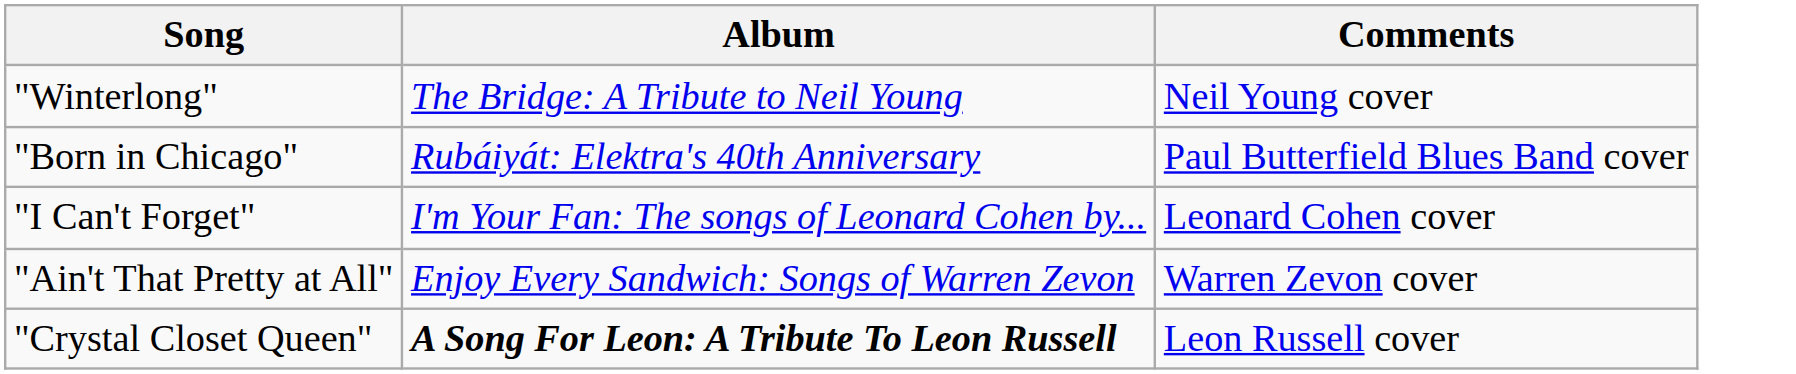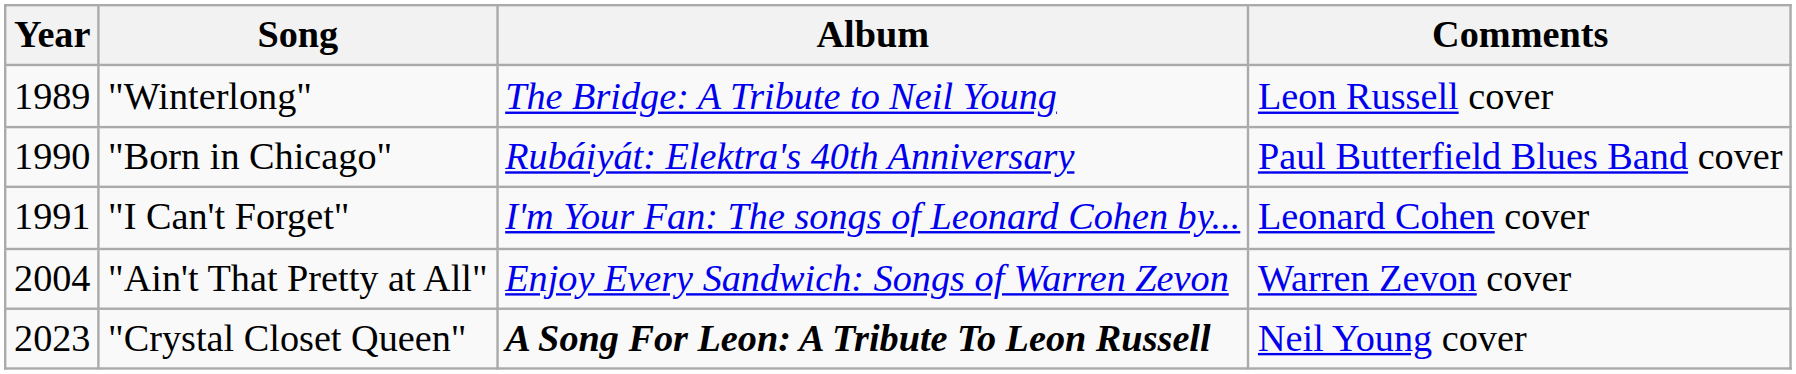+ column: (52, 34)
(1298, 95) Neil Young cover -> (1406, 95) Leon Russell cover
(1311, 338) Leon Russell cover -> (1392, 338) Neil Young cover
